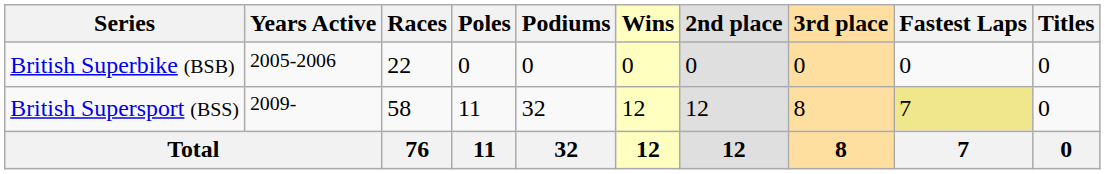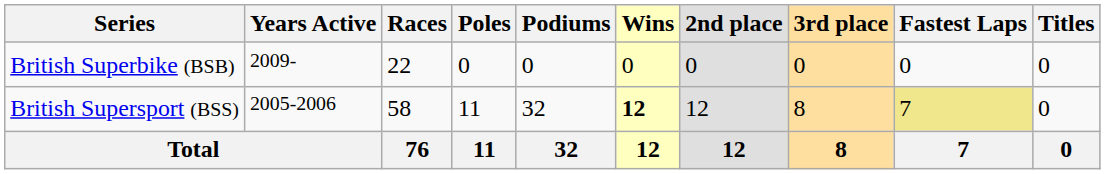(293, 59) 2005-2006 -> (273, 59) 2009-
(273, 103) 2009- -> (293, 103) 2005-2006
(634, 108) normal -> (634, 108) bold
